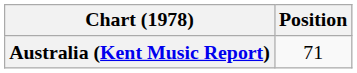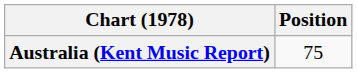(313, 51) 71 -> (313, 51) 75
